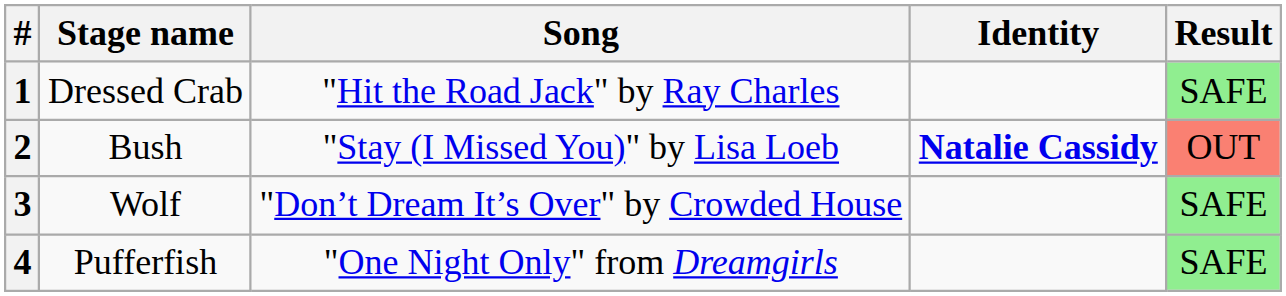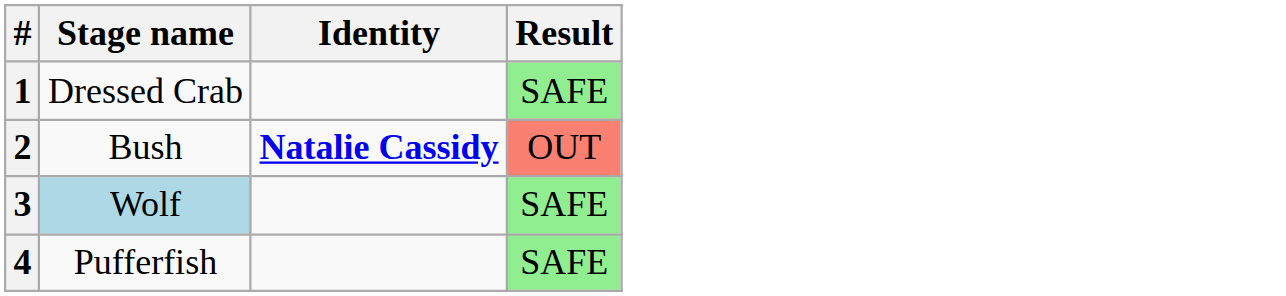- column: (581, 33)
(145, 204) no background -> (145, 204) lightblue background
